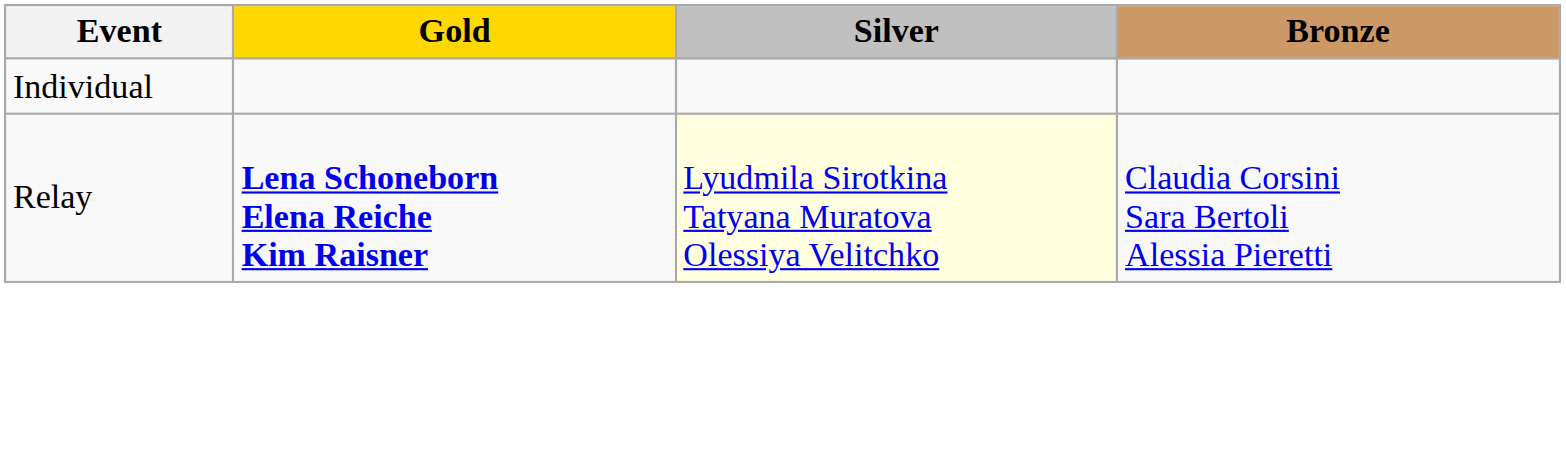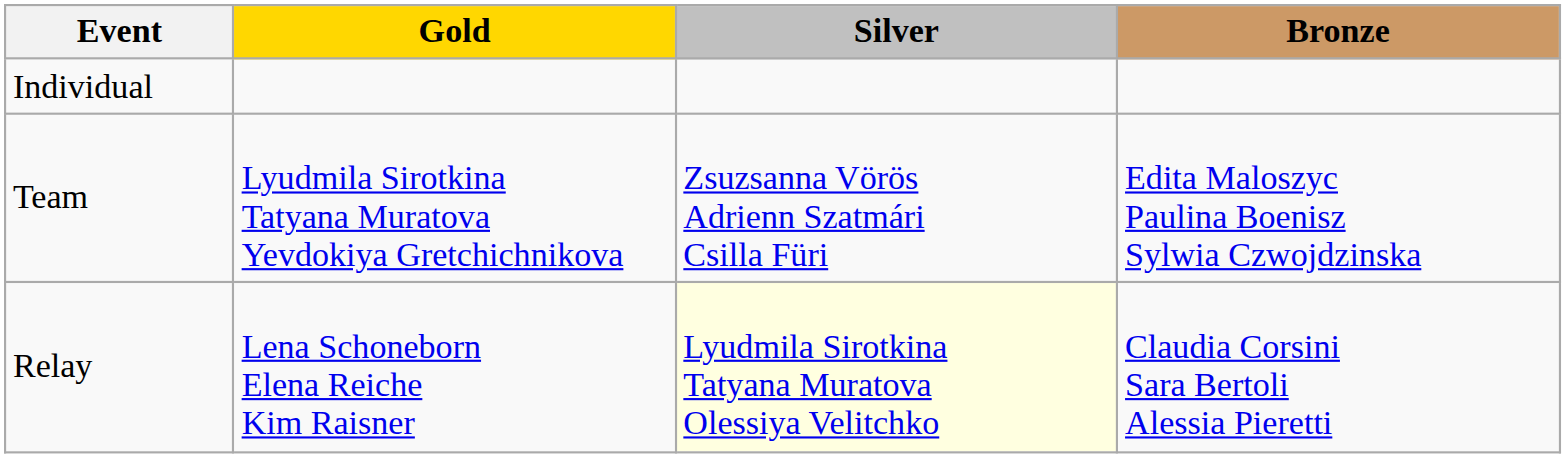+ row: (51, 197)
(370, 216) bold -> (361, 385) normal
